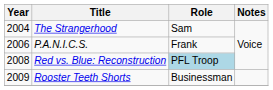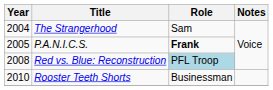(18, 45) 2006 -> (18, 45) 2005
(184, 45) normal -> (185, 45) bold
(18, 77) 2009 -> (18, 77) 2010
